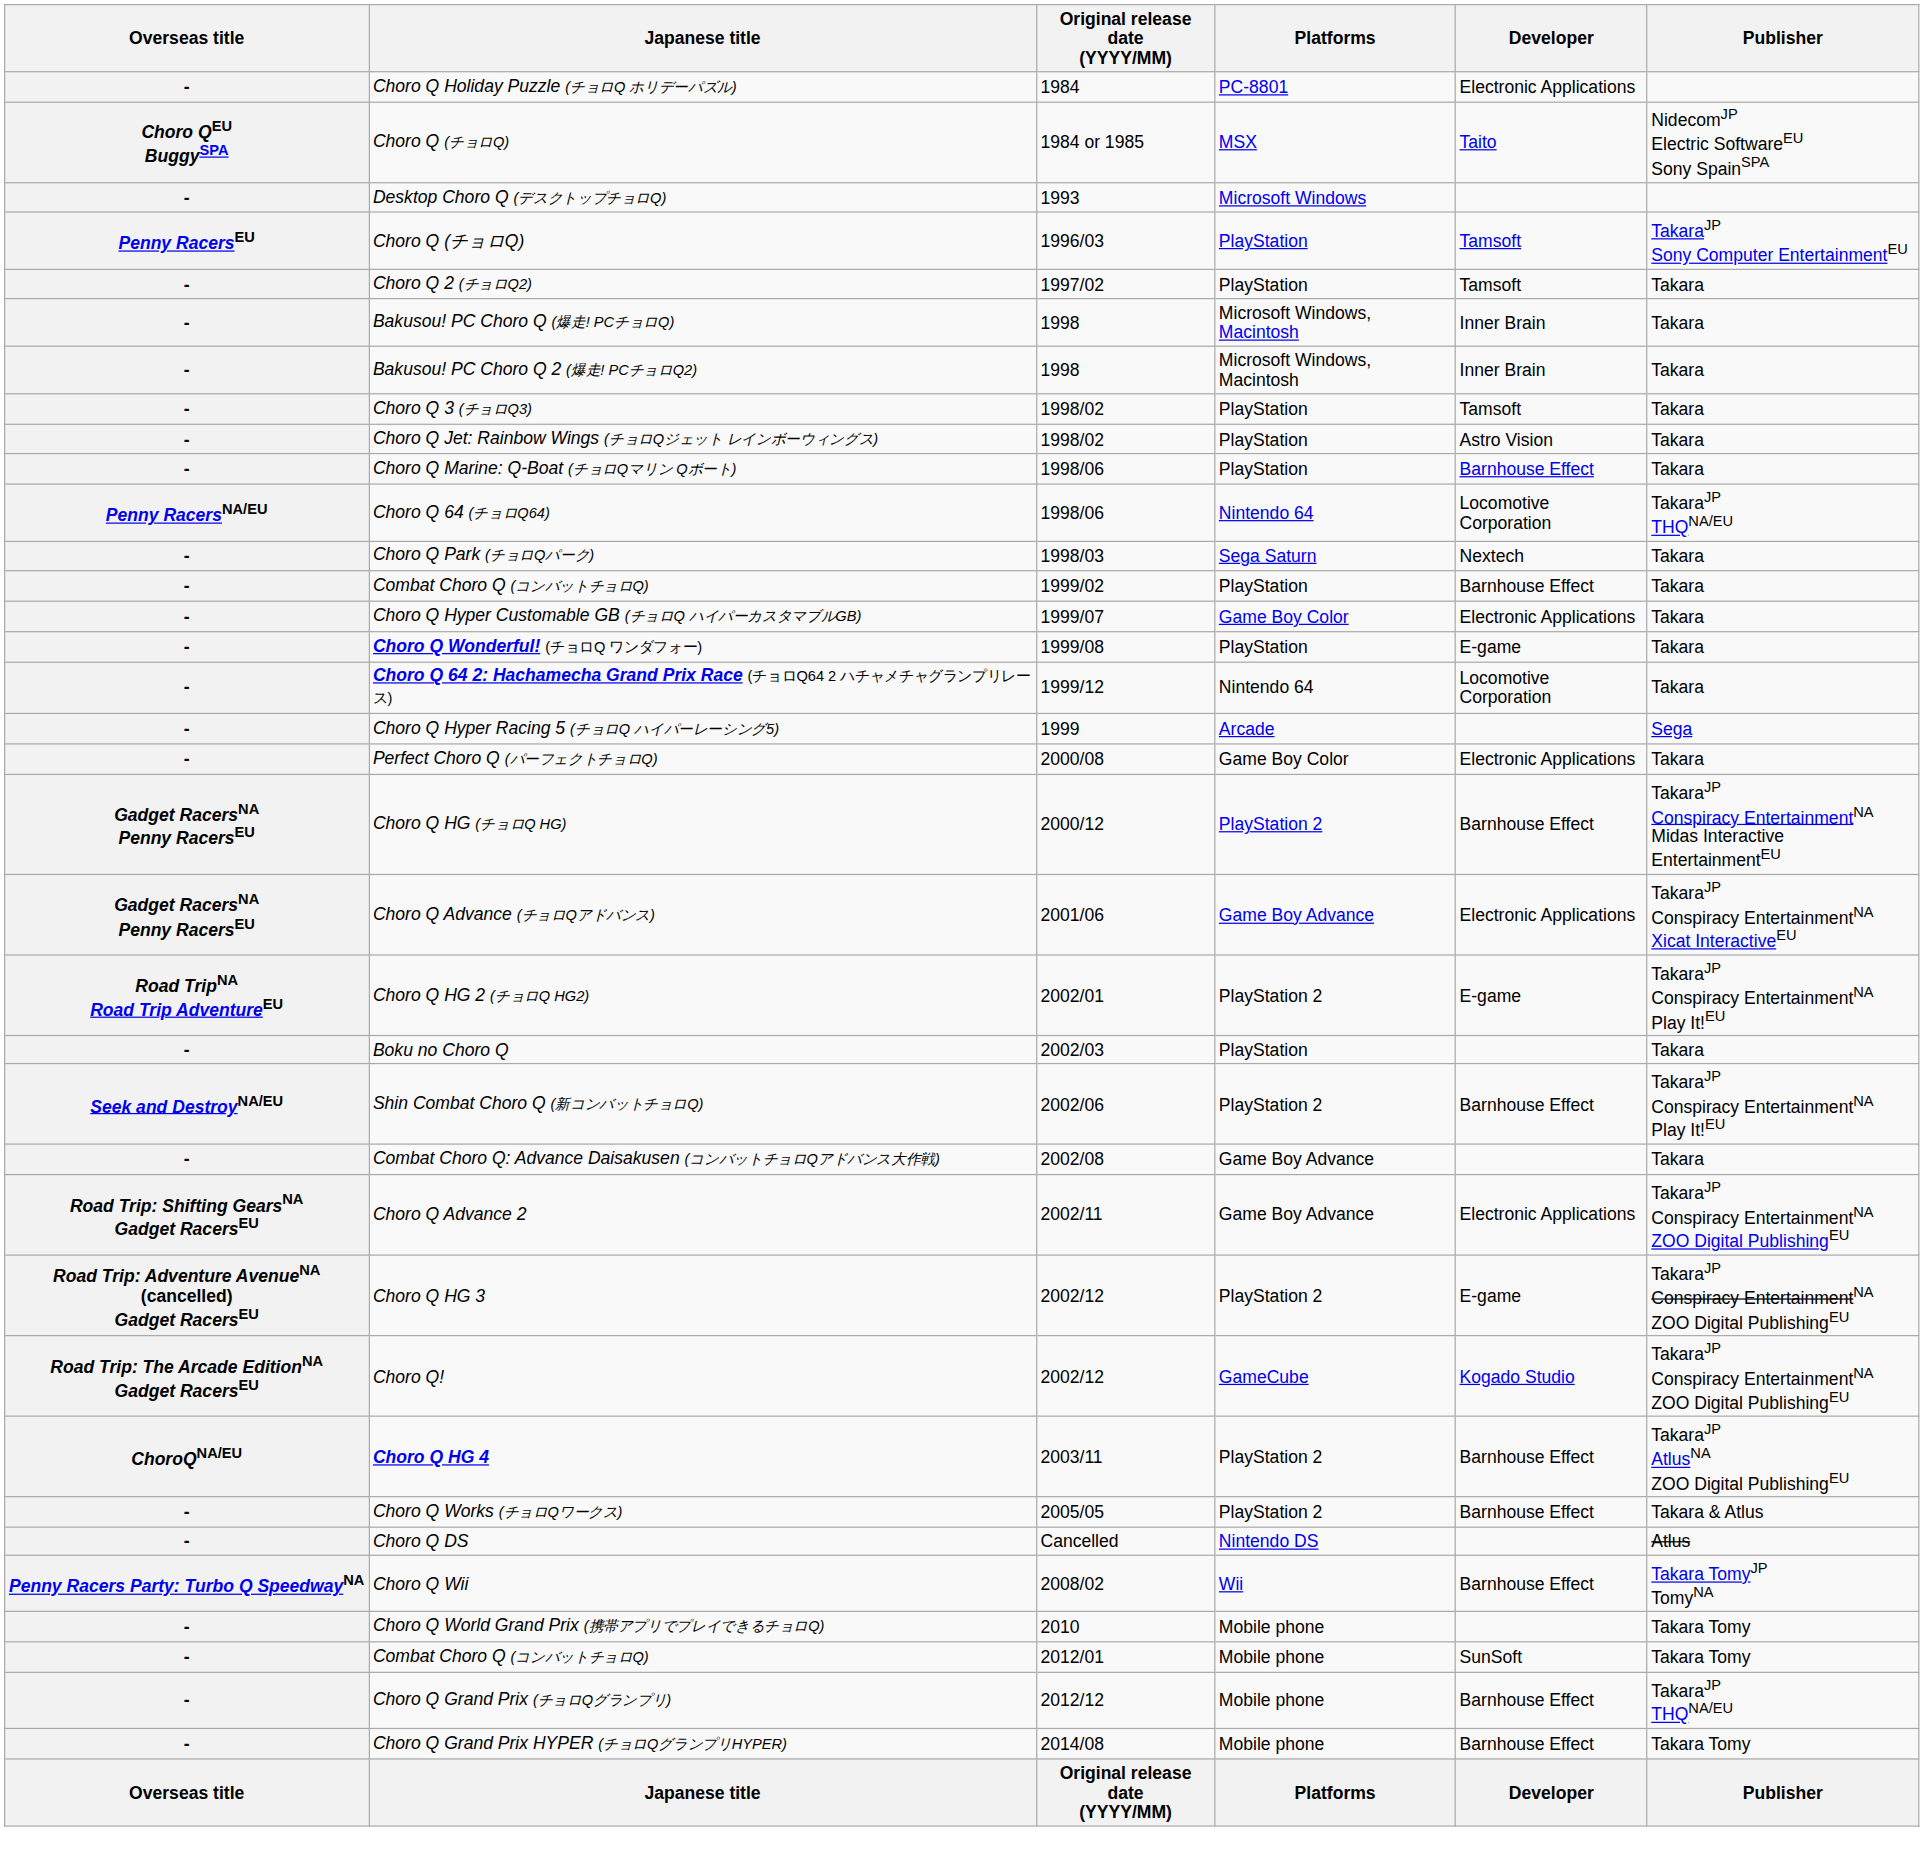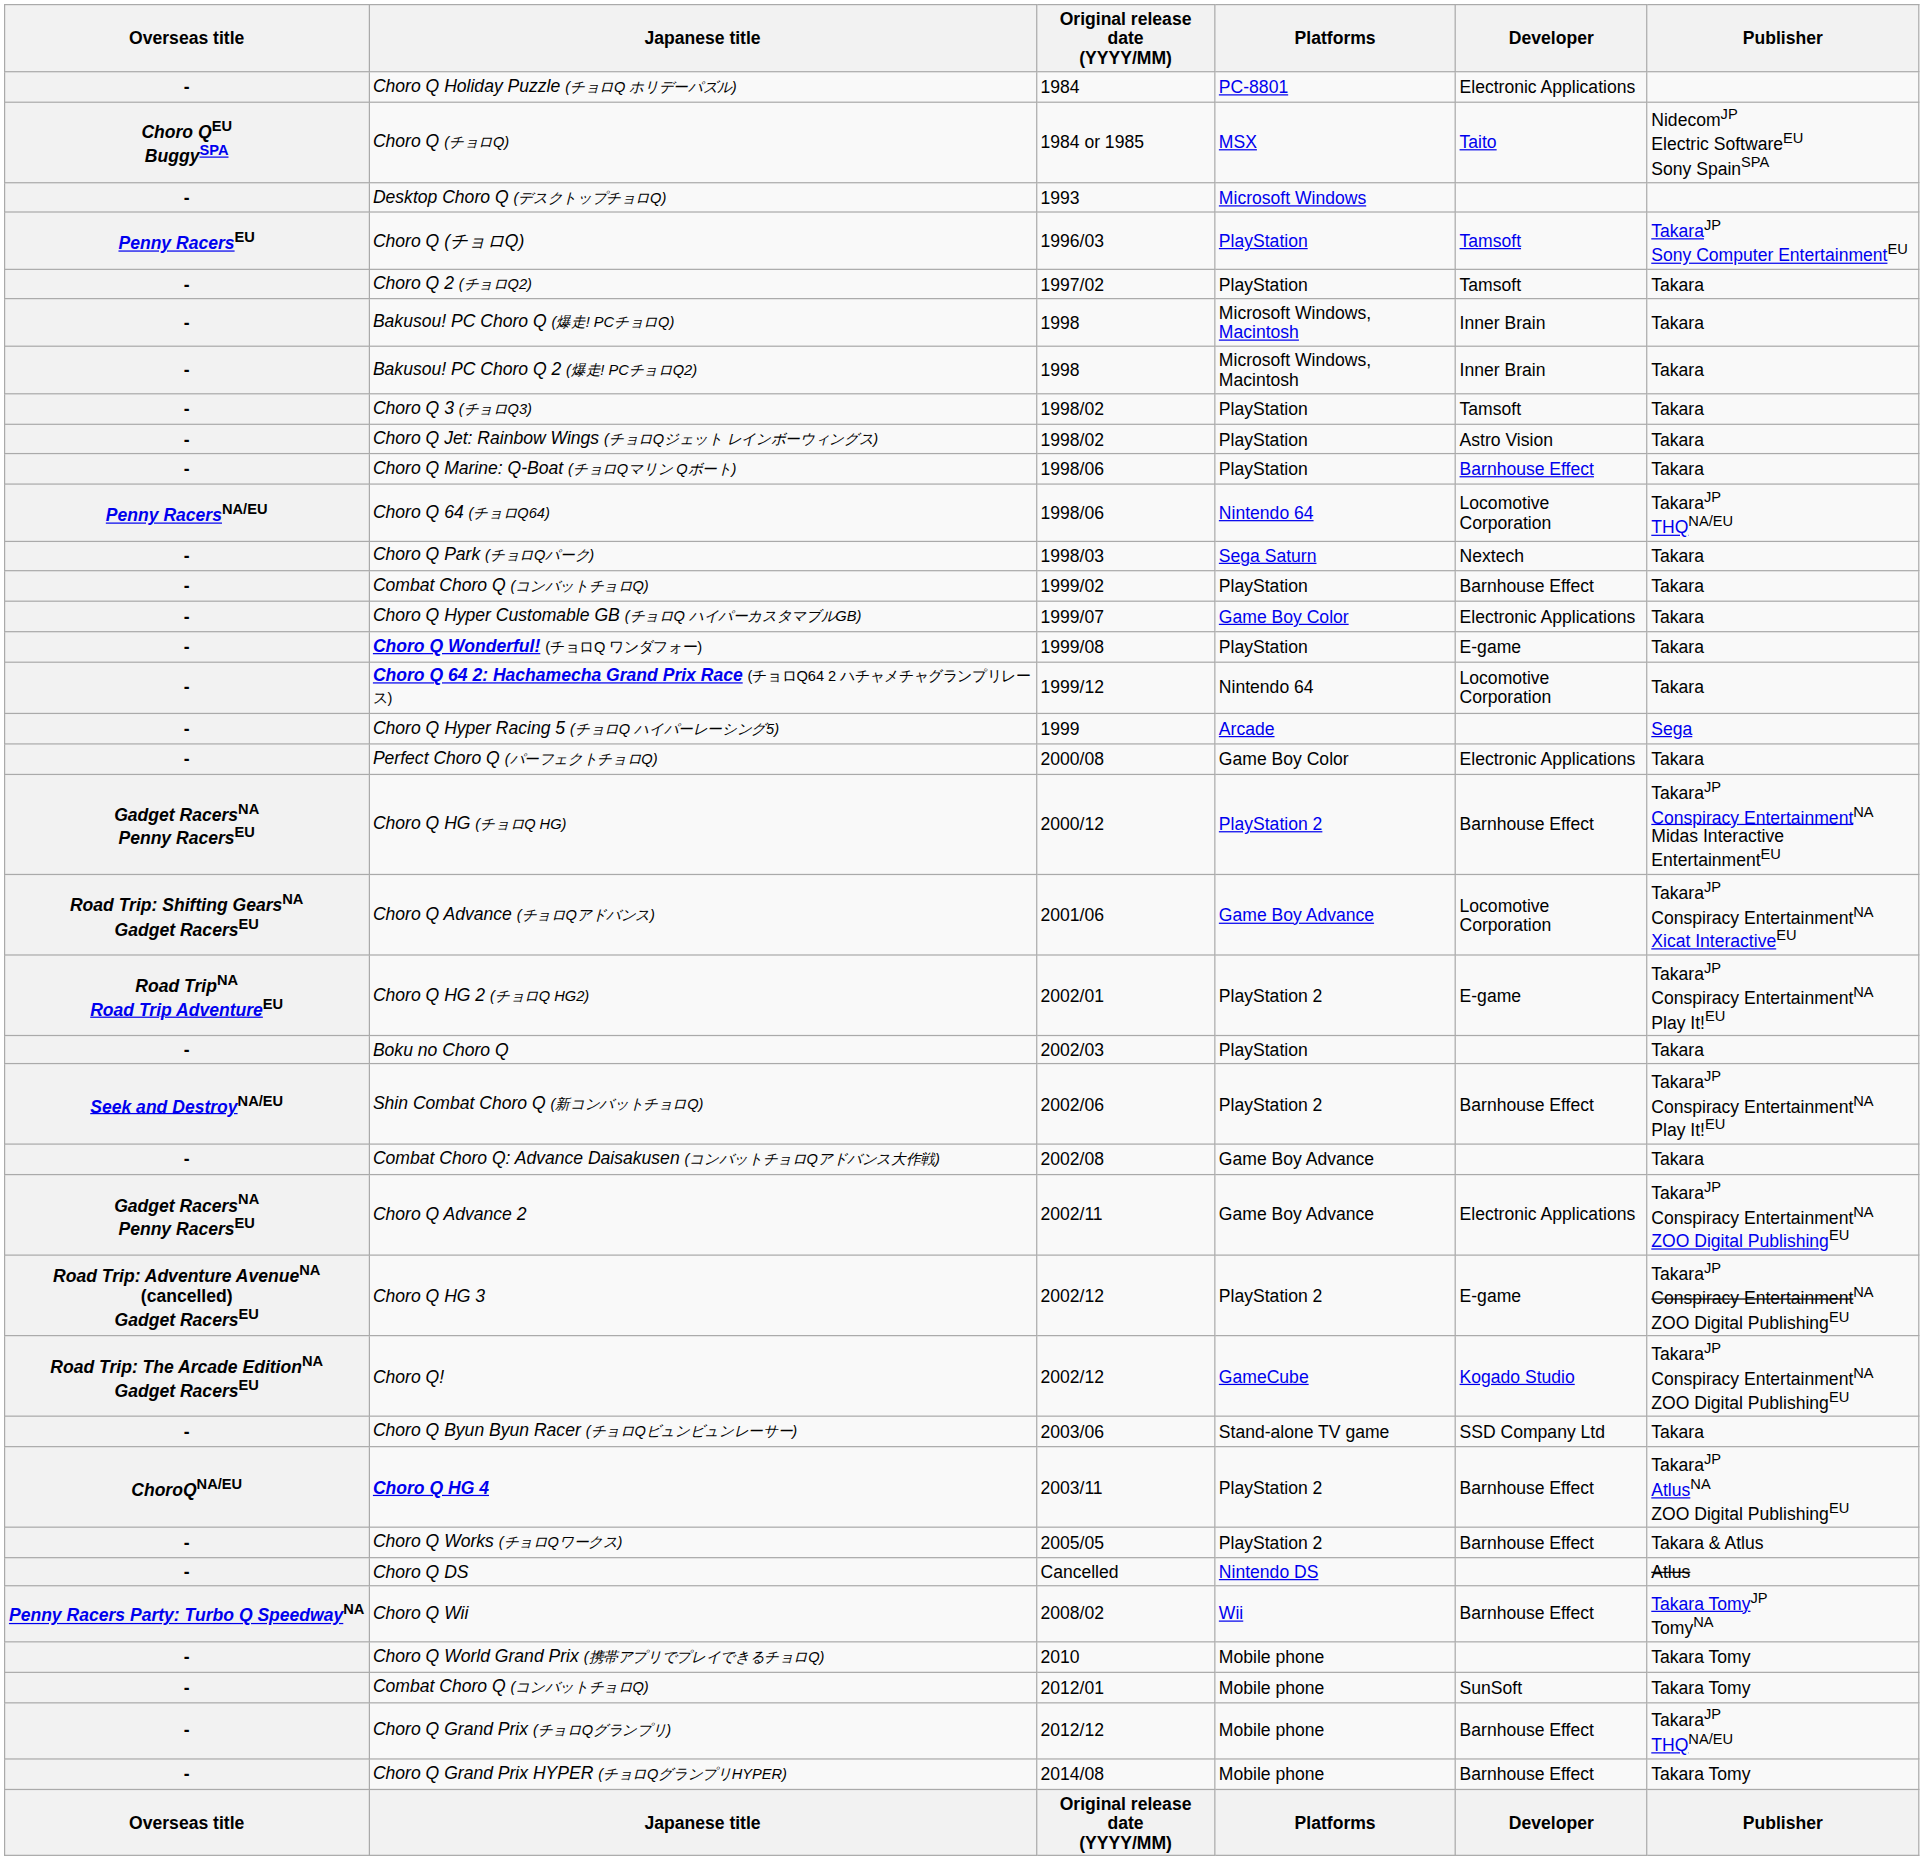(187, 915) Gadget RacersNA Penny RacersEU -> (187, 915) Road Trip: Shifting GearsNA Gadget RacersEU
(1547, 915) Electronic Applications -> (1505, 915) Locomotive Corporation
(187, 1215) Road Trip: Shifting GearsNA Gadget RacersEU -> (187, 1215) Gadget RacersNA Penny RacersEU
+ row: (585, 1431)
